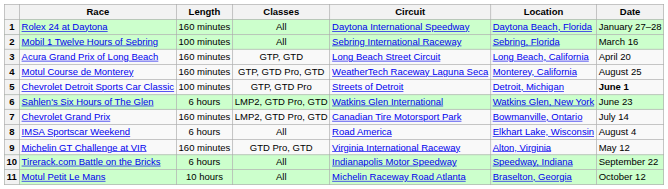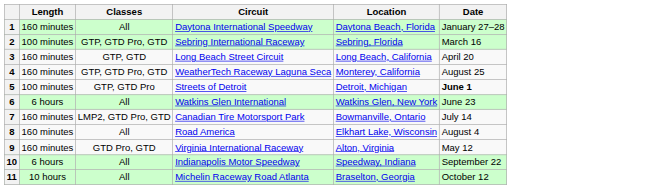- column: (98, 12)
(281, 42) All -> (124, 42) GTP, GTD Pro, GTD
(281, 102) LMP2, GTD Pro, GTD -> (124, 102) All
(204, 132) 6 hours -> (47, 132) 160 minutes
